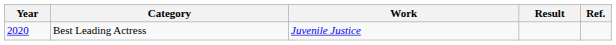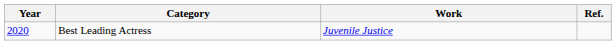- column: (550, 13)
